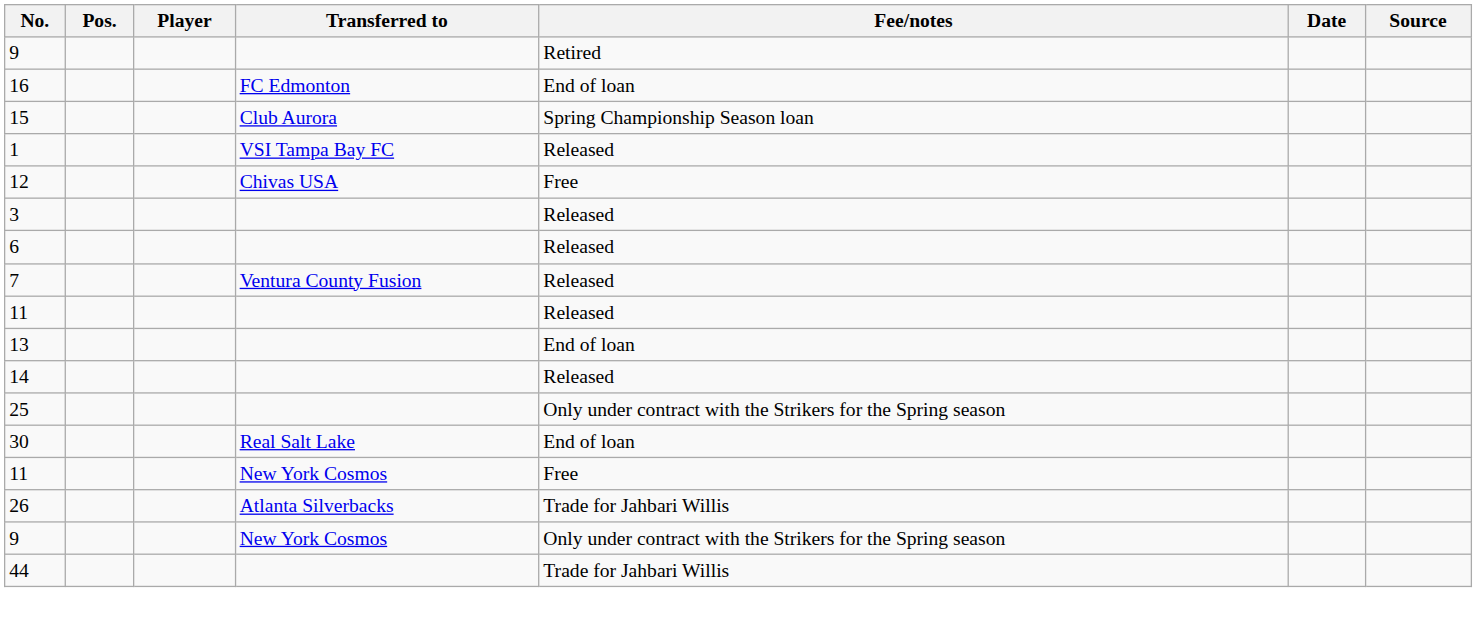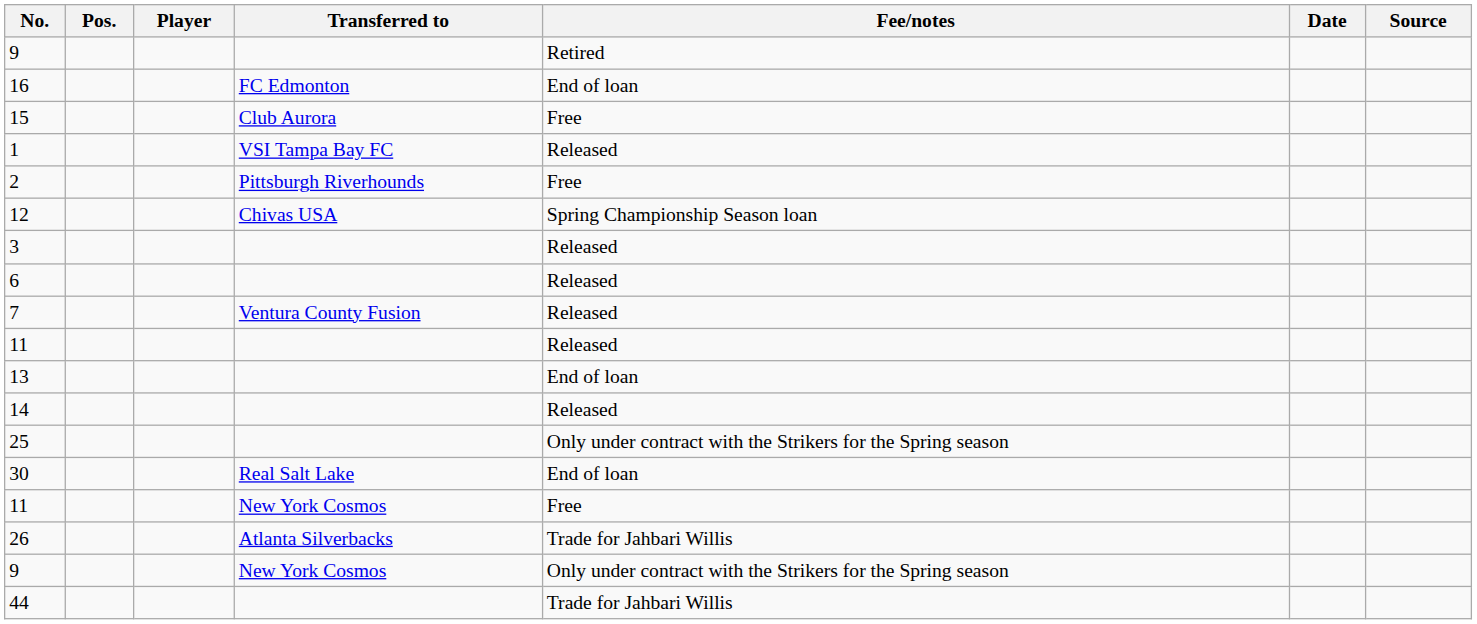(679, 117) Spring Championship Season loan -> (564, 117) Free
+ row: (14, 182)
(561, 182) Free -> (682, 214) Spring Championship Season loan
